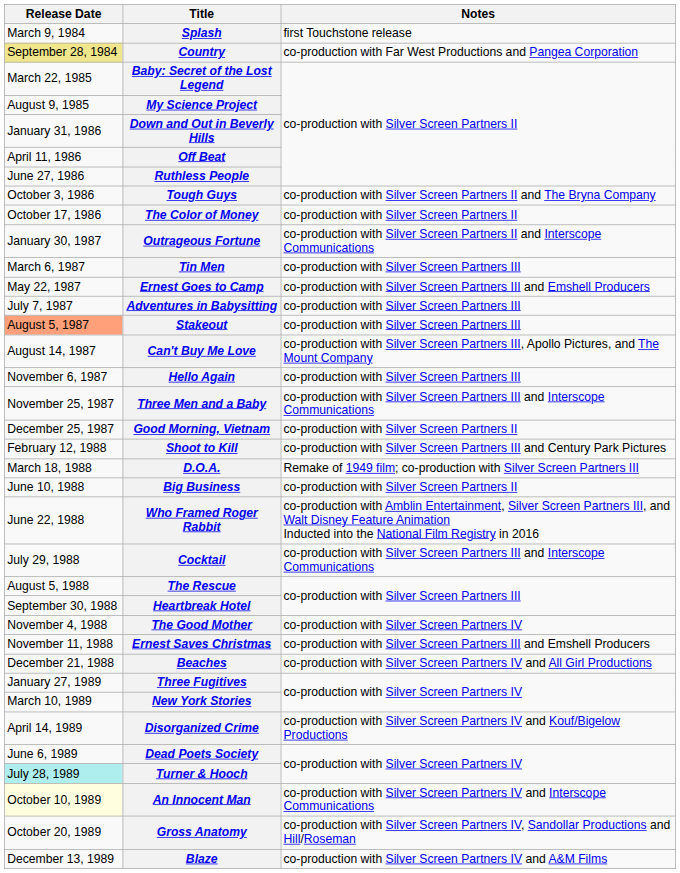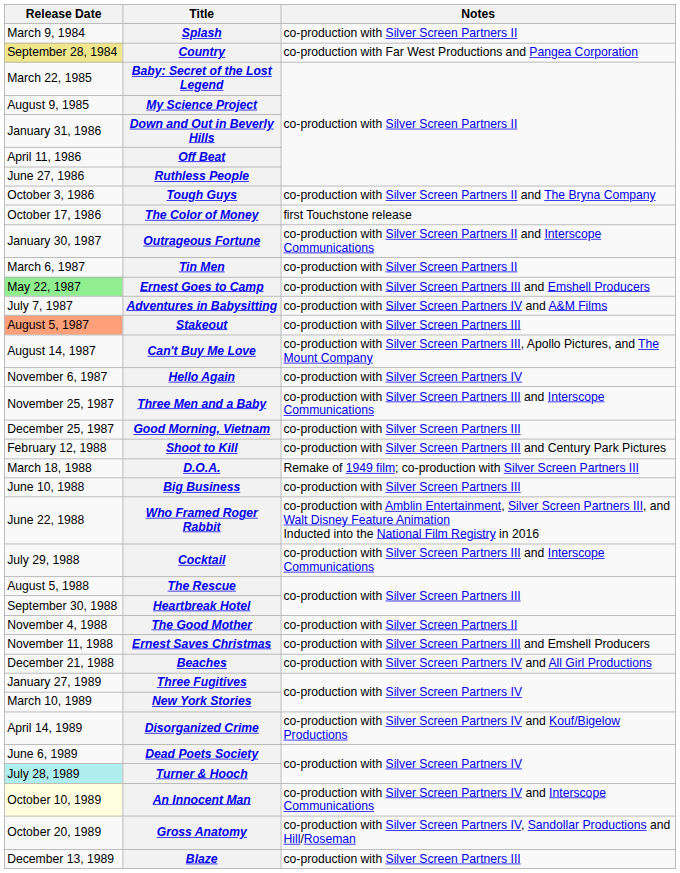(348, 33) first Touchstone release -> (400, 33) co-production with Silver Screen Partners II
(400, 215) co-production with Silver Screen Partners II -> (348, 215) first Touchstone release
(402, 267) co-production with Silver Screen Partners III -> (400, 267) co-production with Silver Screen Partners II
(44, 286) no background -> (44, 286) lightgreen background
(402, 305) co-production with Silver Screen Partners III -> (445, 305) co-production with Silver Screen Partners IV and A&M Films
(402, 377) co-production with Silver Screen Partners III -> (403, 377) co-production with Silver Screen Partners IV
(400, 429) co-production with Silver Screen Partners II -> (402, 429) co-production with Silver Screen Partners III
(400, 487) co-production with Silver Screen Partners II -> (402, 487) co-production with Silver Screen Partners III
(403, 624) co-production with Silver Screen Partners IV -> (400, 624) co-production with Silver Screen Partners II
(445, 858) co-production with Silver Screen Partners IV and A&M Films -> (402, 858) co-production with Silver Screen Partners III
